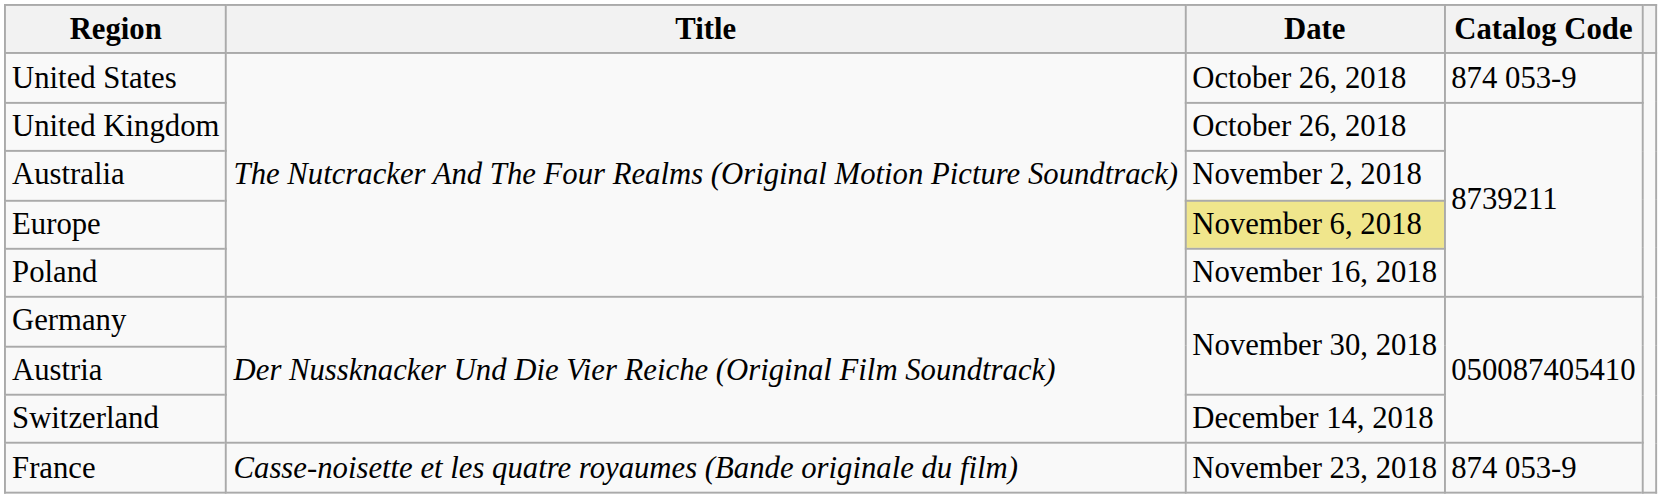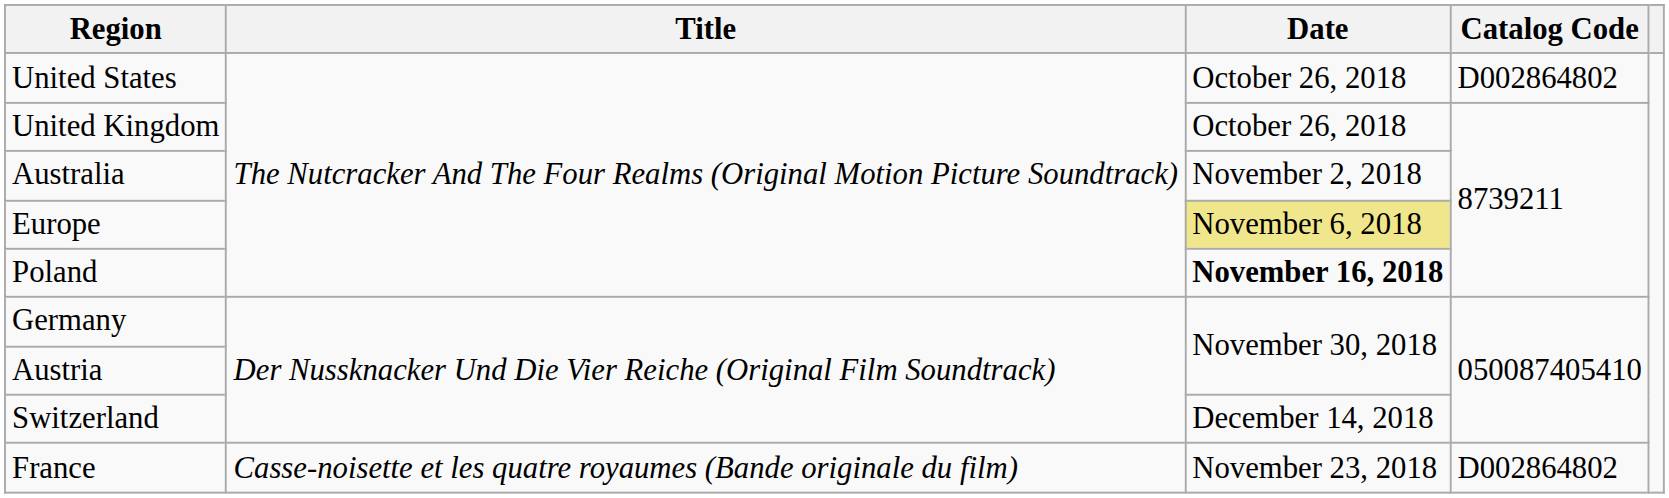(1514, 77) 874 053-9 -> (1538, 77) D002864802
(1315, 272) normal -> (1318, 272) bold
(1514, 467) 874 053-9 -> (1538, 467) D002864802
